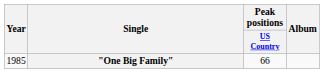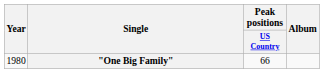(16, 61) 1985 -> (16, 61) 1980
